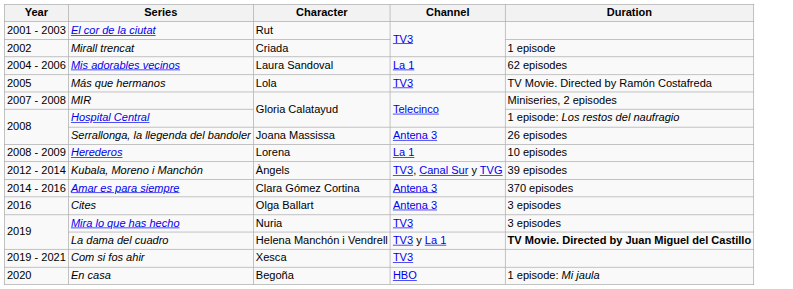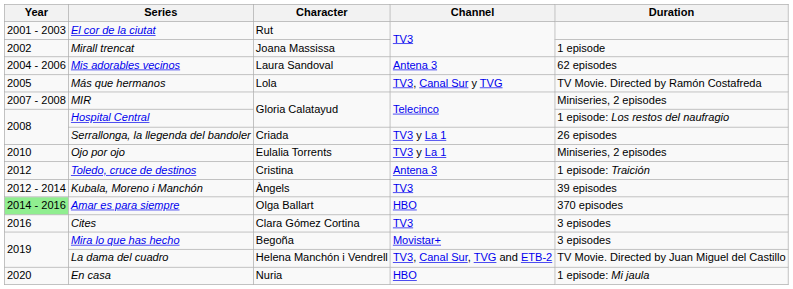(272, 48) Criada -> (295, 48) Joana Massissa
(404, 65) La 1 -> (415, 65) Antena 3
(403, 83) TV3 -> (448, 83) TV3, Canal Sur y TVG
(295, 135) Joana Massissa -> (272, 135) Criada
(415, 135) Antena 3 -> (420, 135) TV3 y La 1
- row: (97, 153)
+ row: (98, 153)
+ row: (134, 170)
(448, 170) TV3, Canal Sur y TVG -> (403, 188) TV3
(36, 188) no background -> (36, 205) lightgreen background
(308, 188) Clara Gómez Cortina -> (285, 205) Olga Ballart
(415, 188) Antena 3 -> (405, 205) HBO
(285, 205) Olga Ballart -> (308, 223) Clara Gómez Cortina
(415, 205) Antena 3 -> (403, 223) TV3
(269, 223) Nuria -> (275, 240) Begoña
(403, 223) TV3 -> (417, 240) Movistar+
(420, 240) TV3 y La 1 -> (473, 258) TV3, Canal Sur, TVG and ETB-2
(629, 240) bold -> (671, 258) normal
- row: (108, 258)
(275, 275) Begoña -> (269, 275) Nuria
